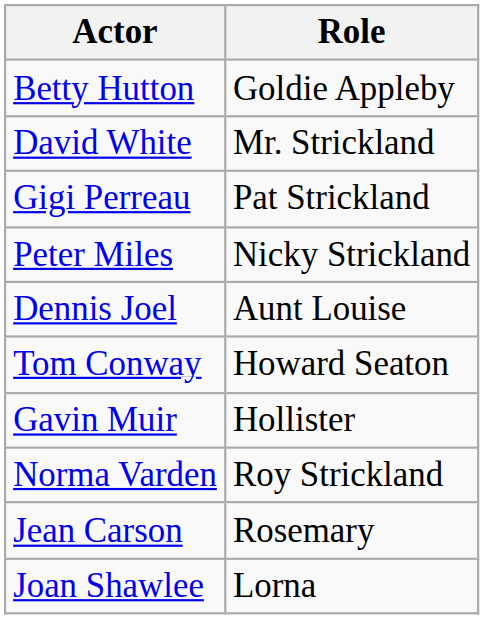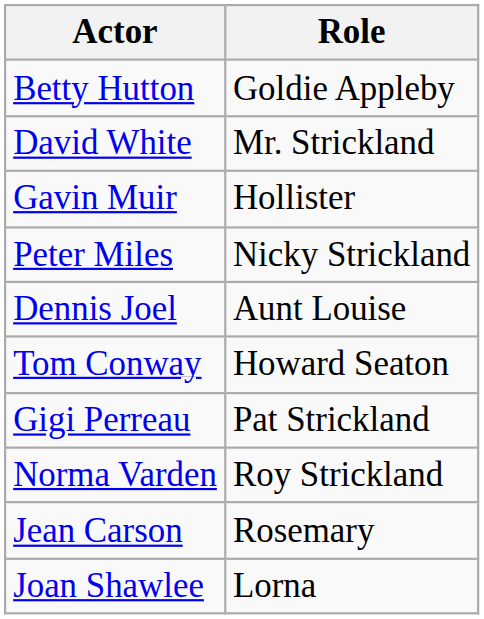rows swapped: (102, 198) <-> (95, 419)
